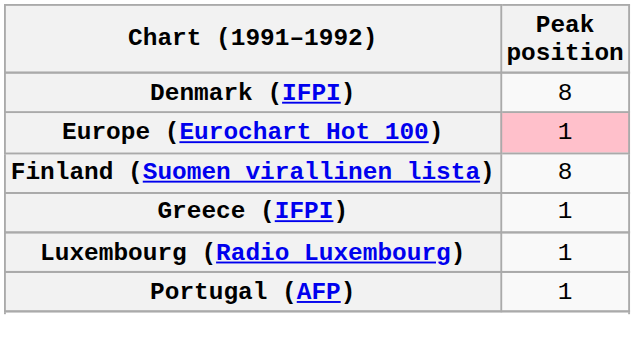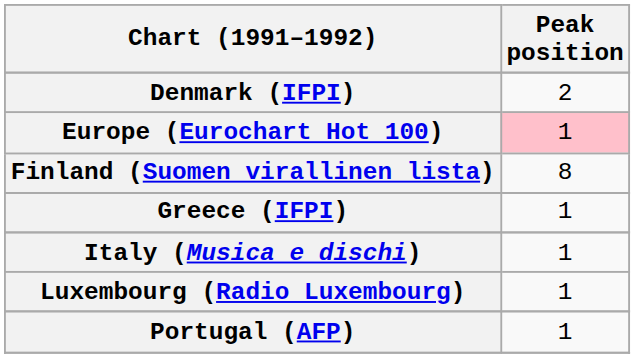(565, 93) 8 -> (565, 93) 2
+ row: (253, 252)
